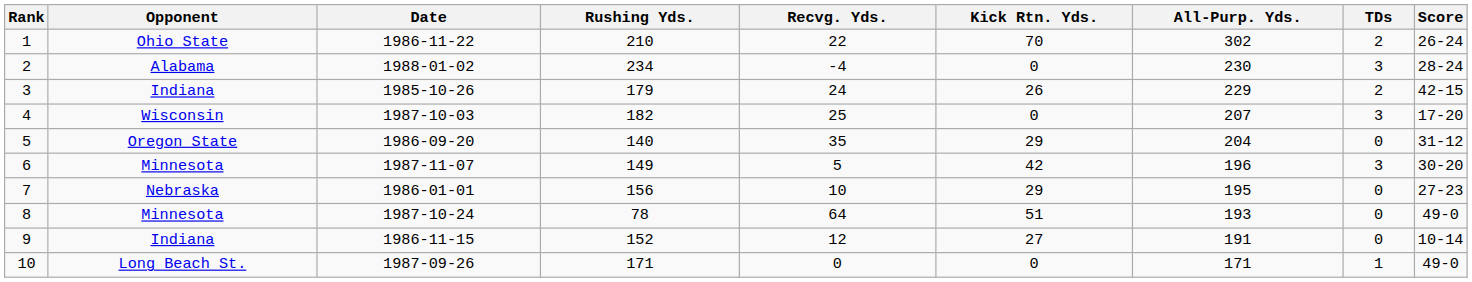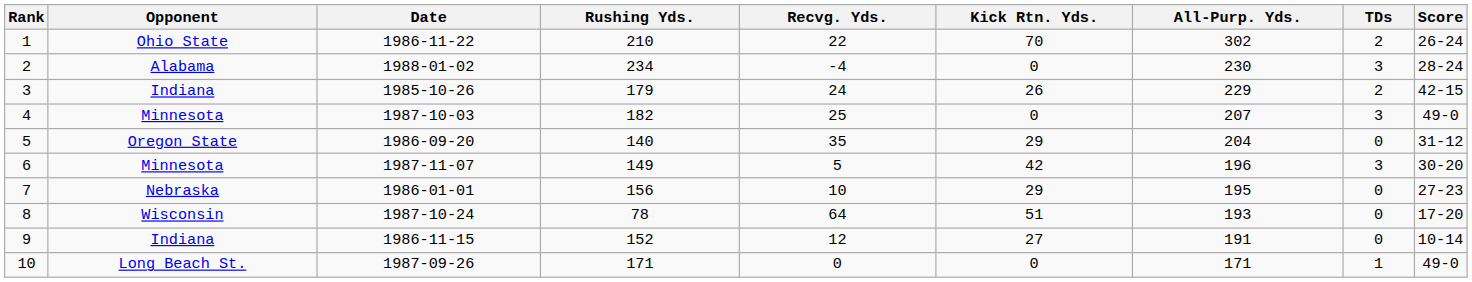(182, 116) Wisconsin -> (182, 116) Minnesota
(1441, 116) 17-20 -> (1441, 116) 49-0
(182, 215) Minnesota -> (182, 215) Wisconsin
(1441, 215) 49-0 -> (1441, 215) 17-20
